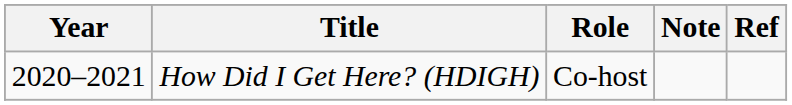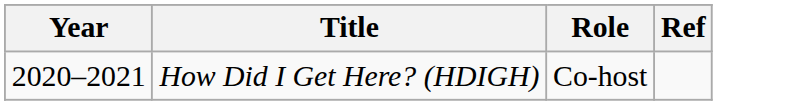- column: (691, 28)
